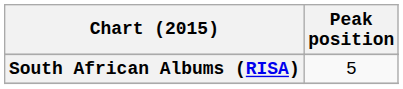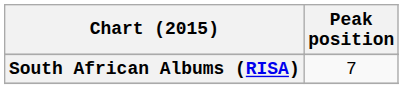(351, 69) 5 -> (351, 69) 7
